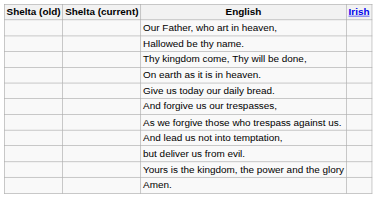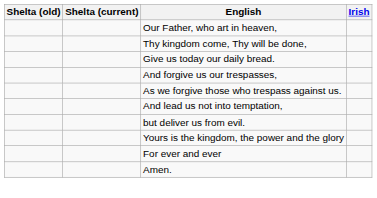- row: (194, 43)
- row: (202, 75)
+ row: (182, 153)
